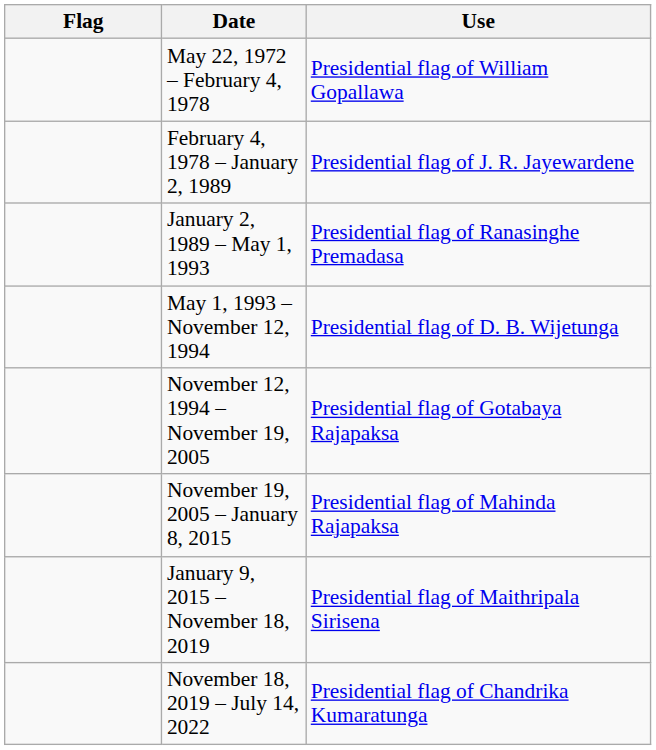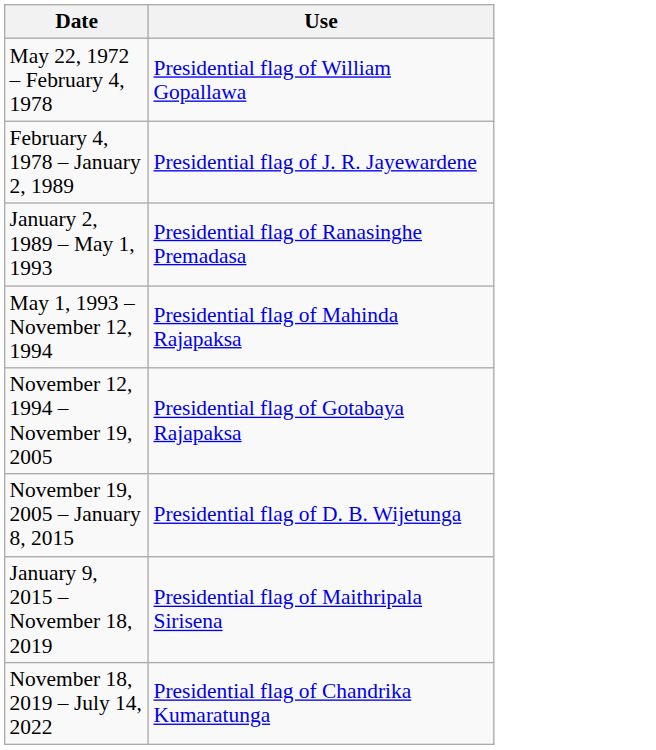- column: (83, 21)
(465, 326) Presidential flag of D. B. Wijetunga -> (276, 326) Presidential flag of Mahinda Rajapaksa
(433, 514) Presidential flag of Mahinda Rajapaksa -> (307, 514) Presidential flag of D. B. Wijetunga
